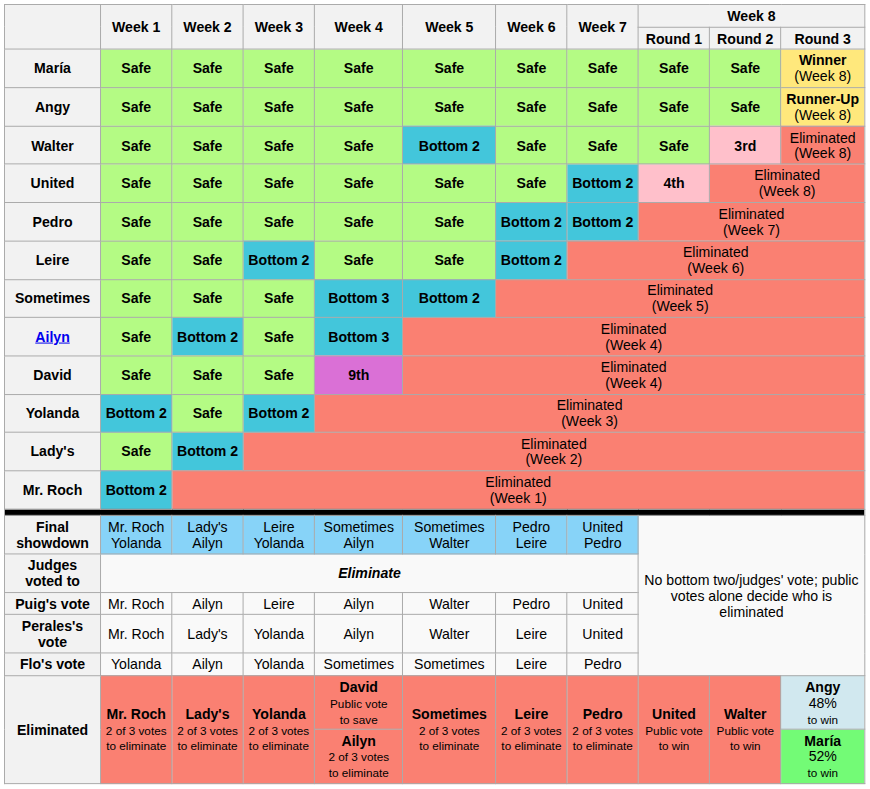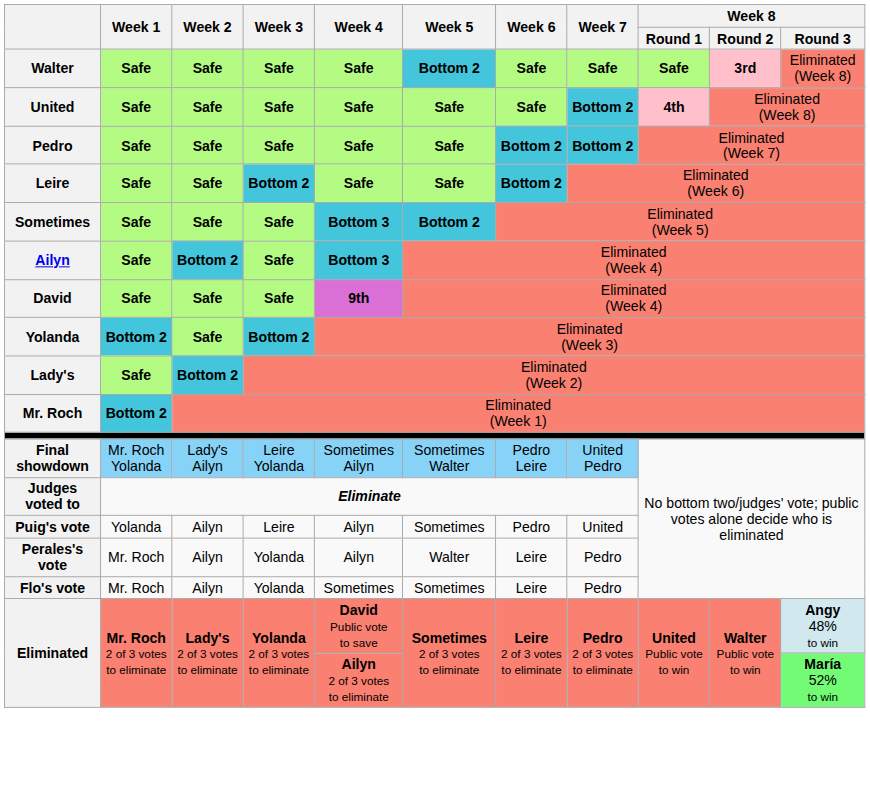- row: (53, 69)
- row: (53, 107)
(136, 604) Mr. Roch -> (136, 527) Yolanda
(449, 604) Walter -> (449, 527) Sometimes
(208, 634) Lady's -> (208, 557) Ailyn
(603, 634) United -> (603, 557) Pedro
(136, 664) Yolanda -> (136, 588) Mr. Roch
